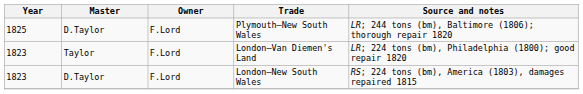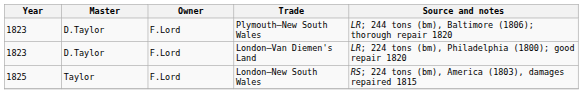(17, 30) 1825 -> (17, 30) 1823
(79, 53) Taylor -> (84, 53) D.Taylor
(17, 77) 1823 -> (17, 77) 1825
(84, 77) D.Taylor -> (79, 77) Taylor
